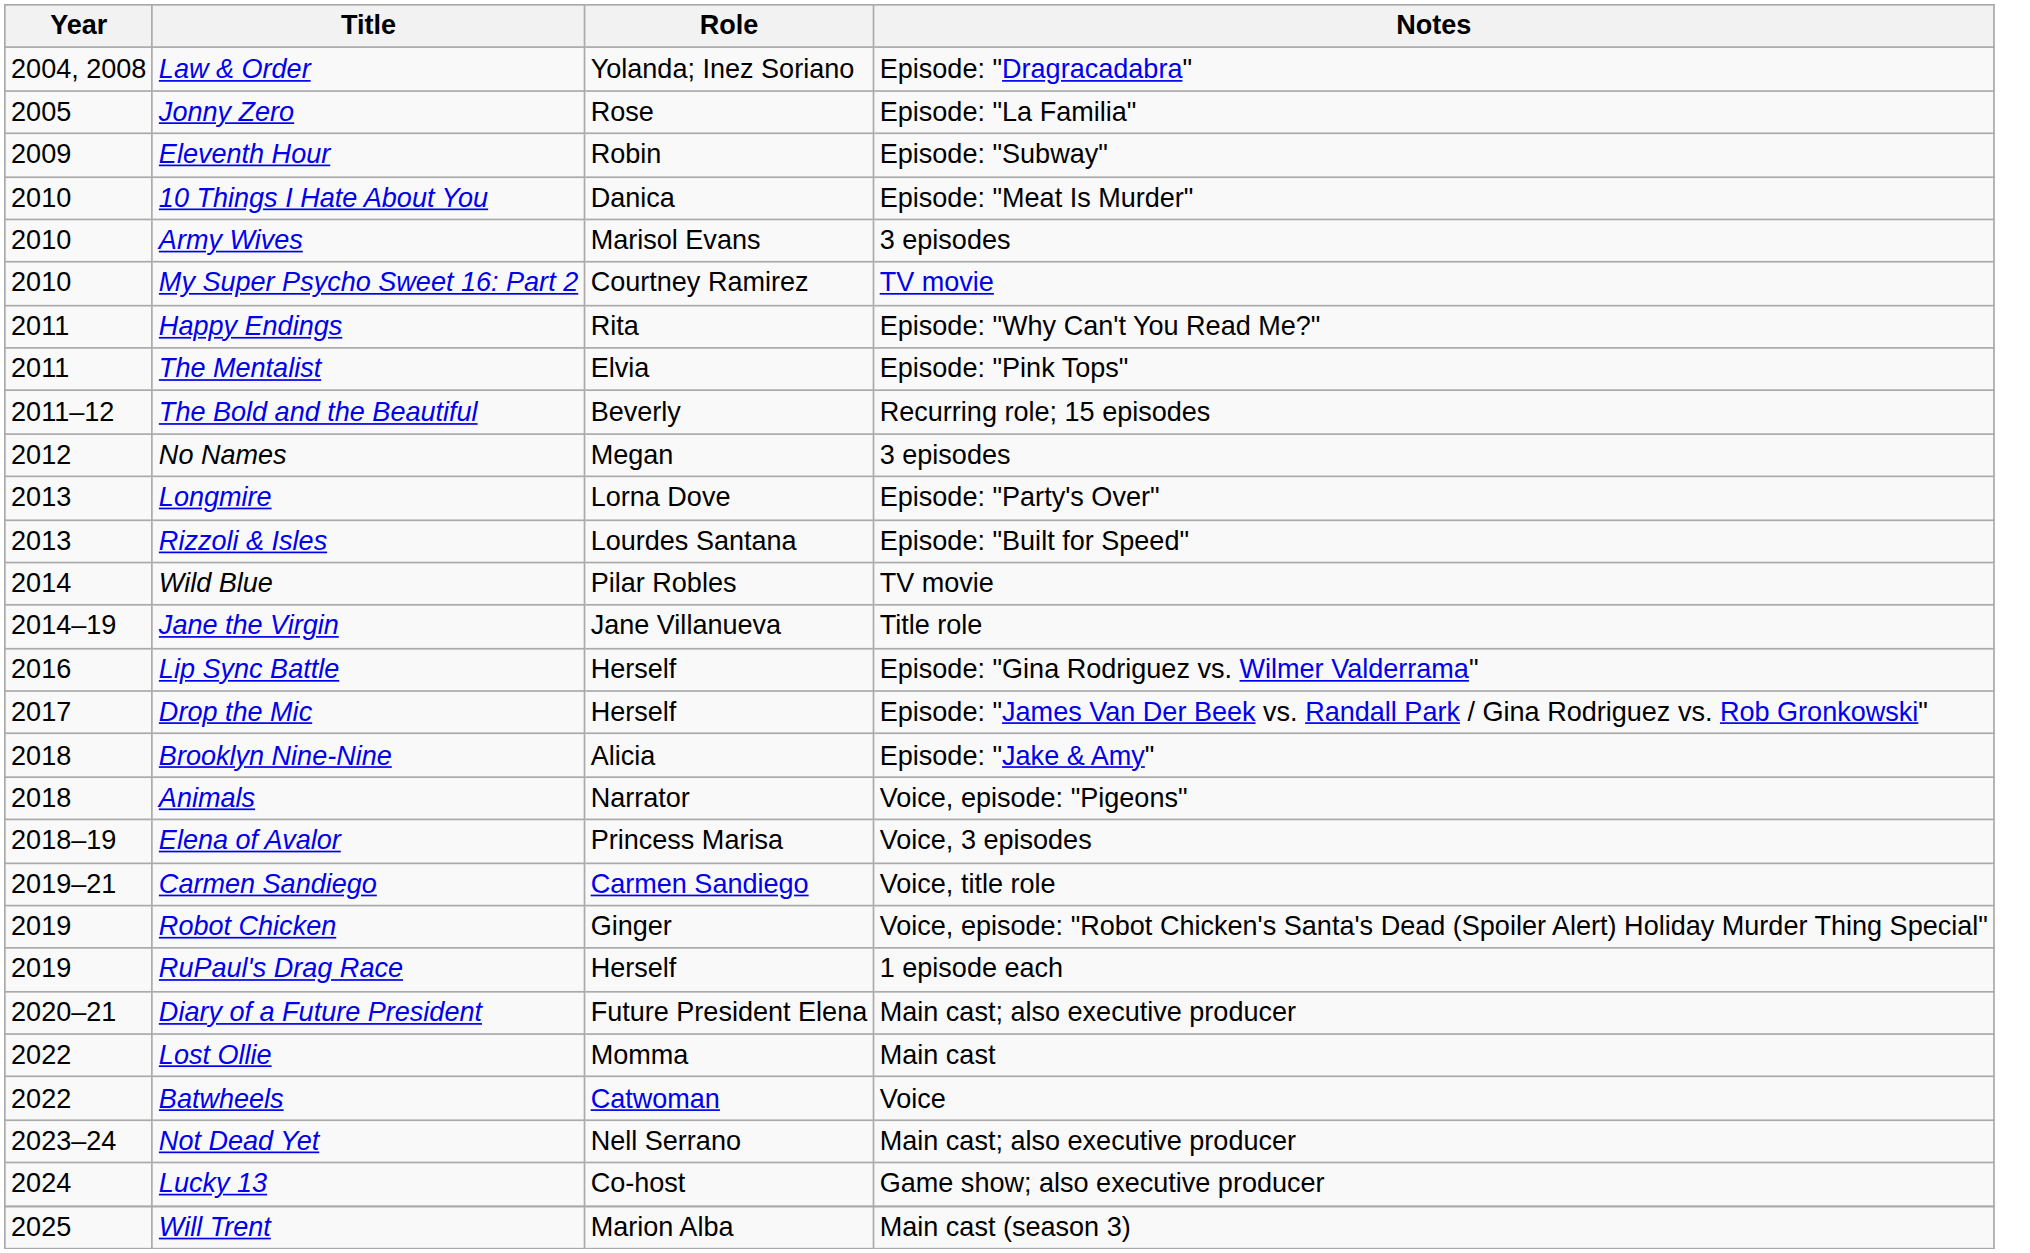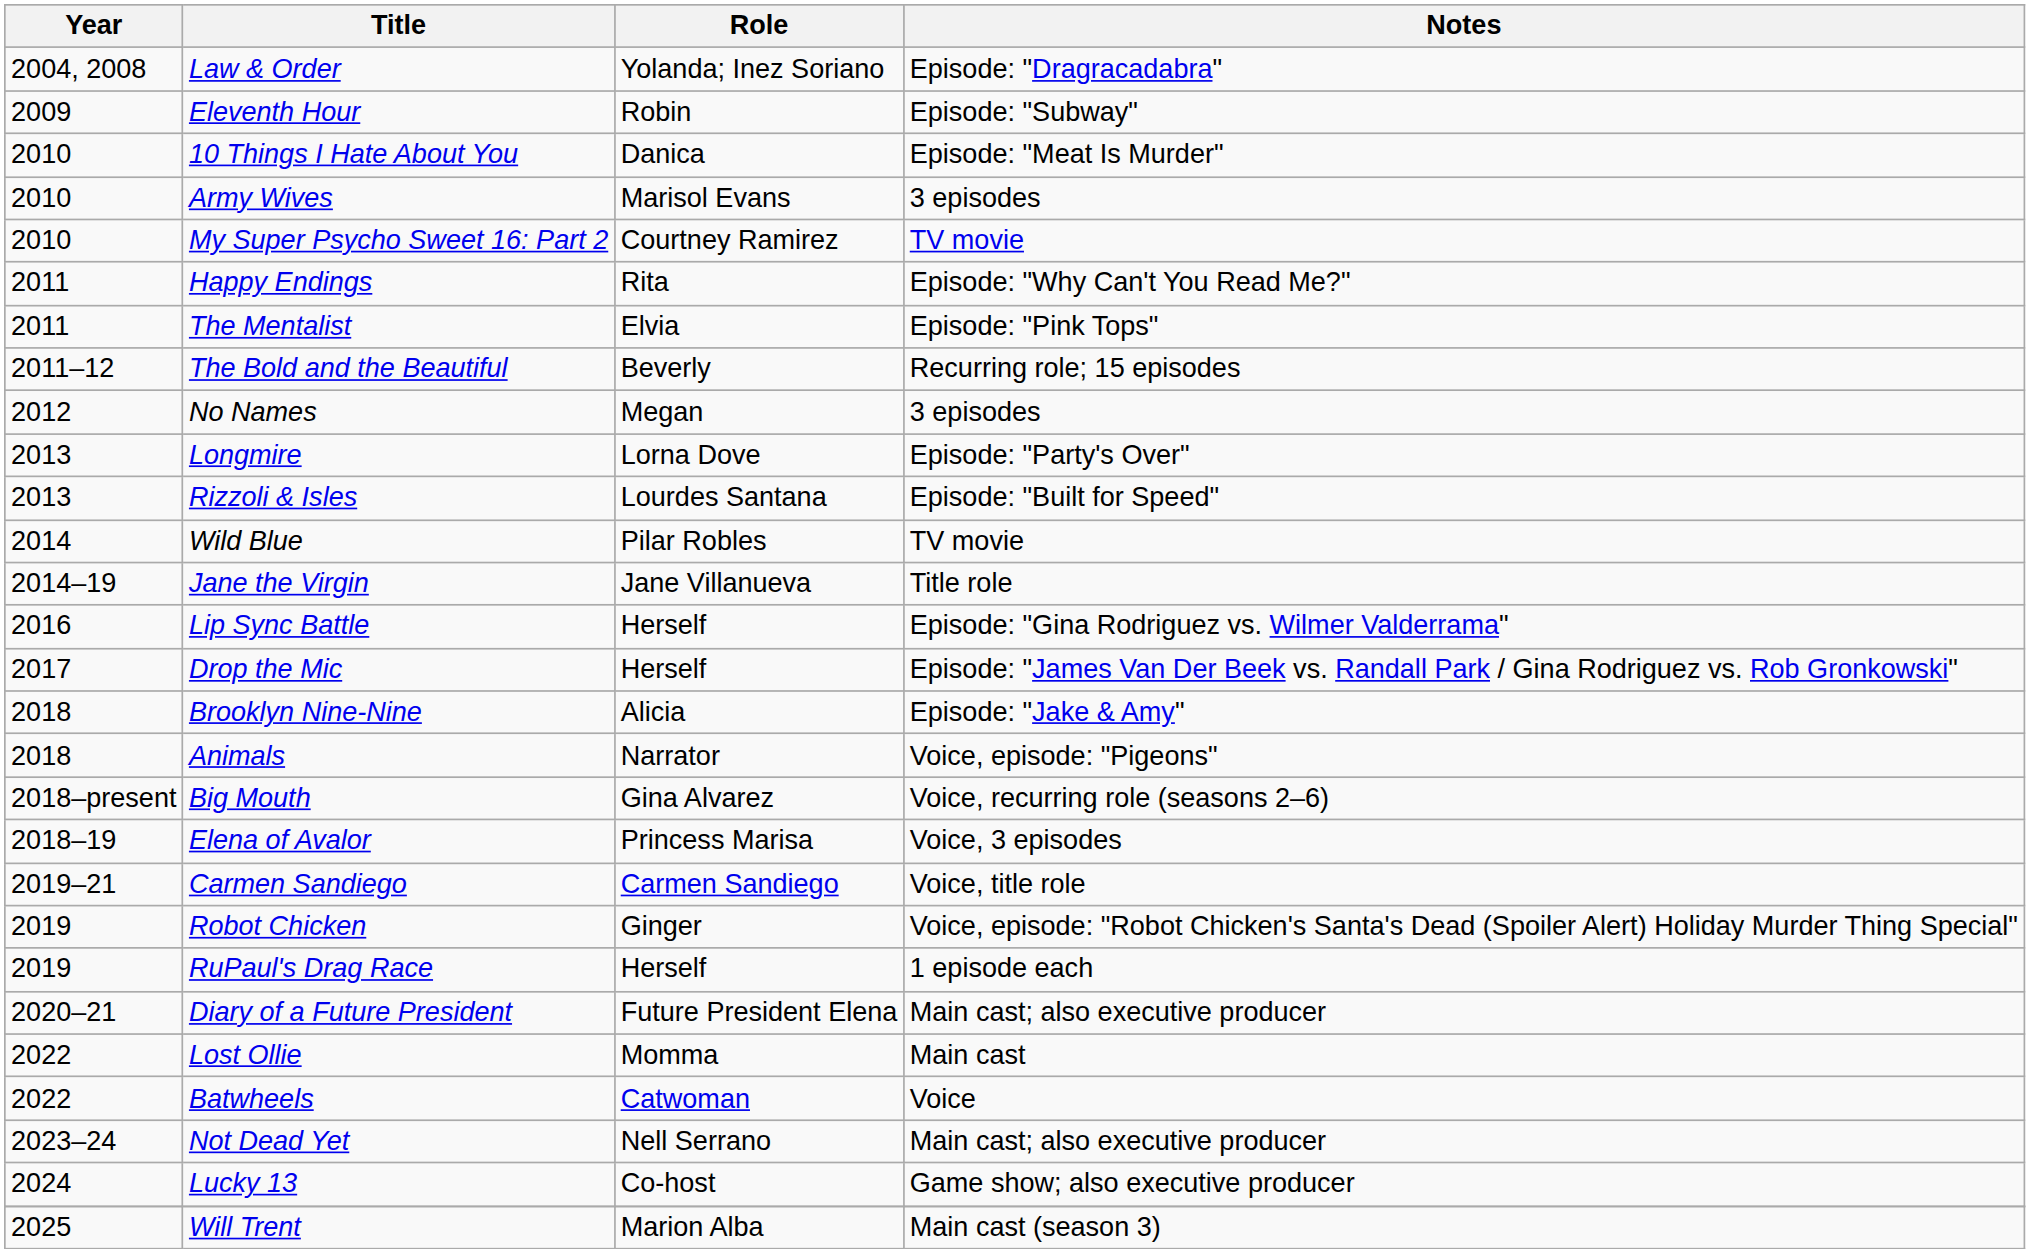- row: (227, 111)
+ row: (250, 797)
